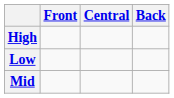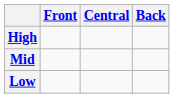rows swapped: (22, 81) <-> (22, 59)
